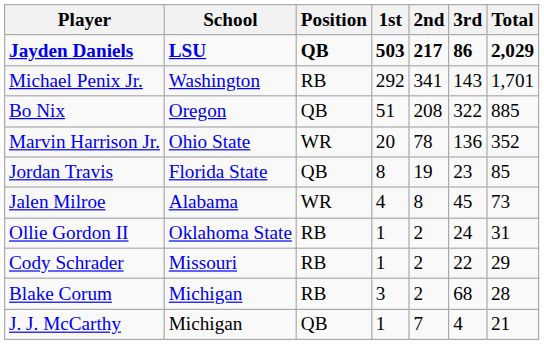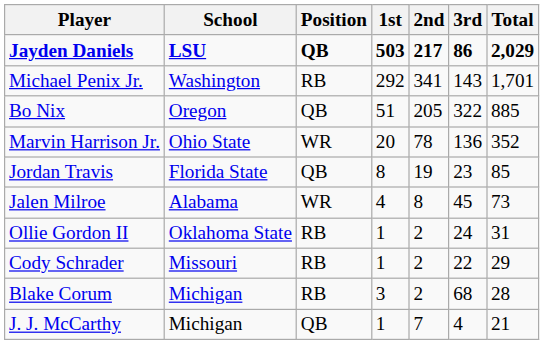(428, 111) 208 -> (428, 111) 205
